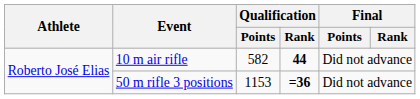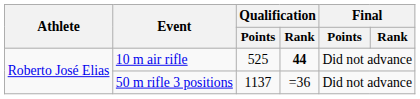(258, 60) 582 -> (258, 60) 525
(258, 82) 1153 -> (258, 82) 1137
(300, 82) bold -> (300, 82) normal
